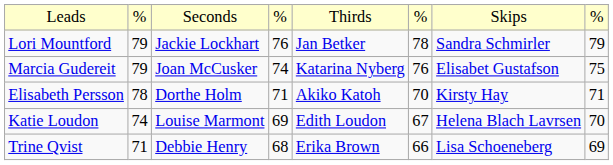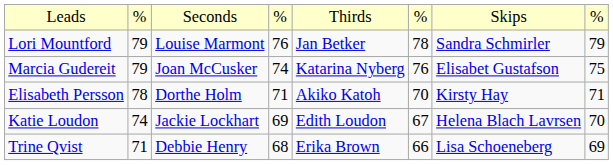(207, 43) Jackie Lockhart -> (210, 43) Louise Marmont
(210, 120) Louise Marmont -> (207, 120) Jackie Lockhart
